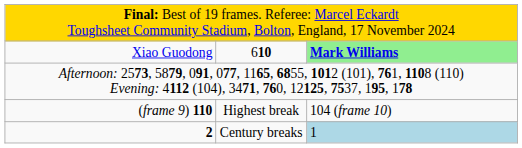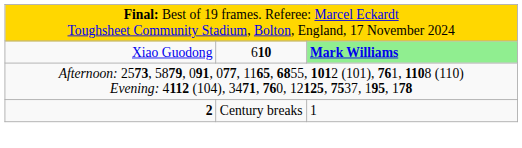- row: (175, 110)
(313, 132) lightblue background -> (313, 110) no background
